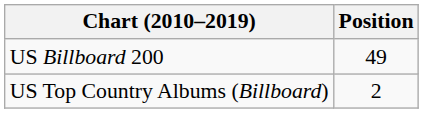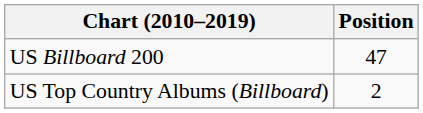(376, 56) 49 -> (376, 56) 47
